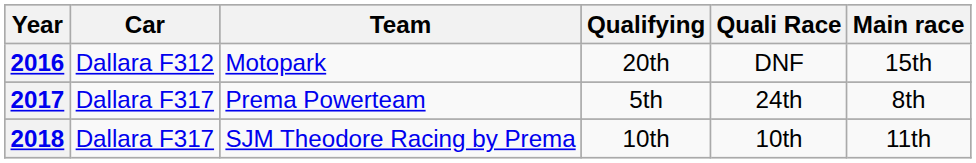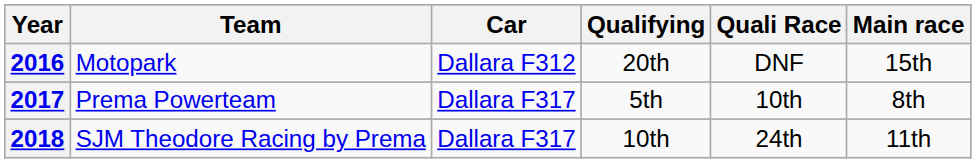columns swapped: (401, 24) <-> (145, 24)
(779, 101) 24th -> (779, 101) 10th
(779, 139) 10th -> (779, 139) 24th
